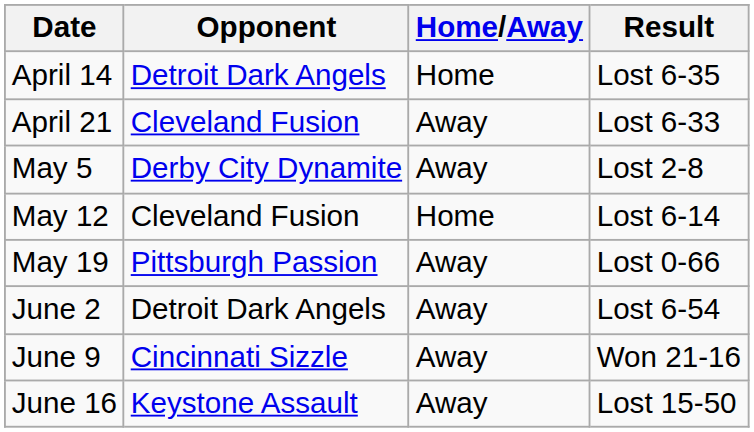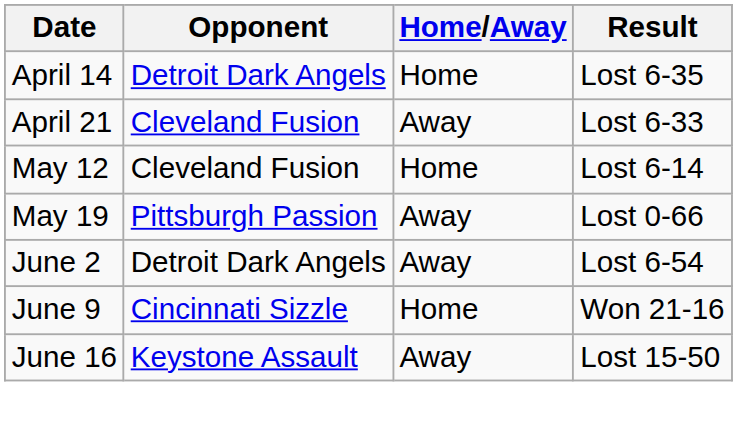- row: (52, 168)
(452, 356) Away -> (439, 309) Home
